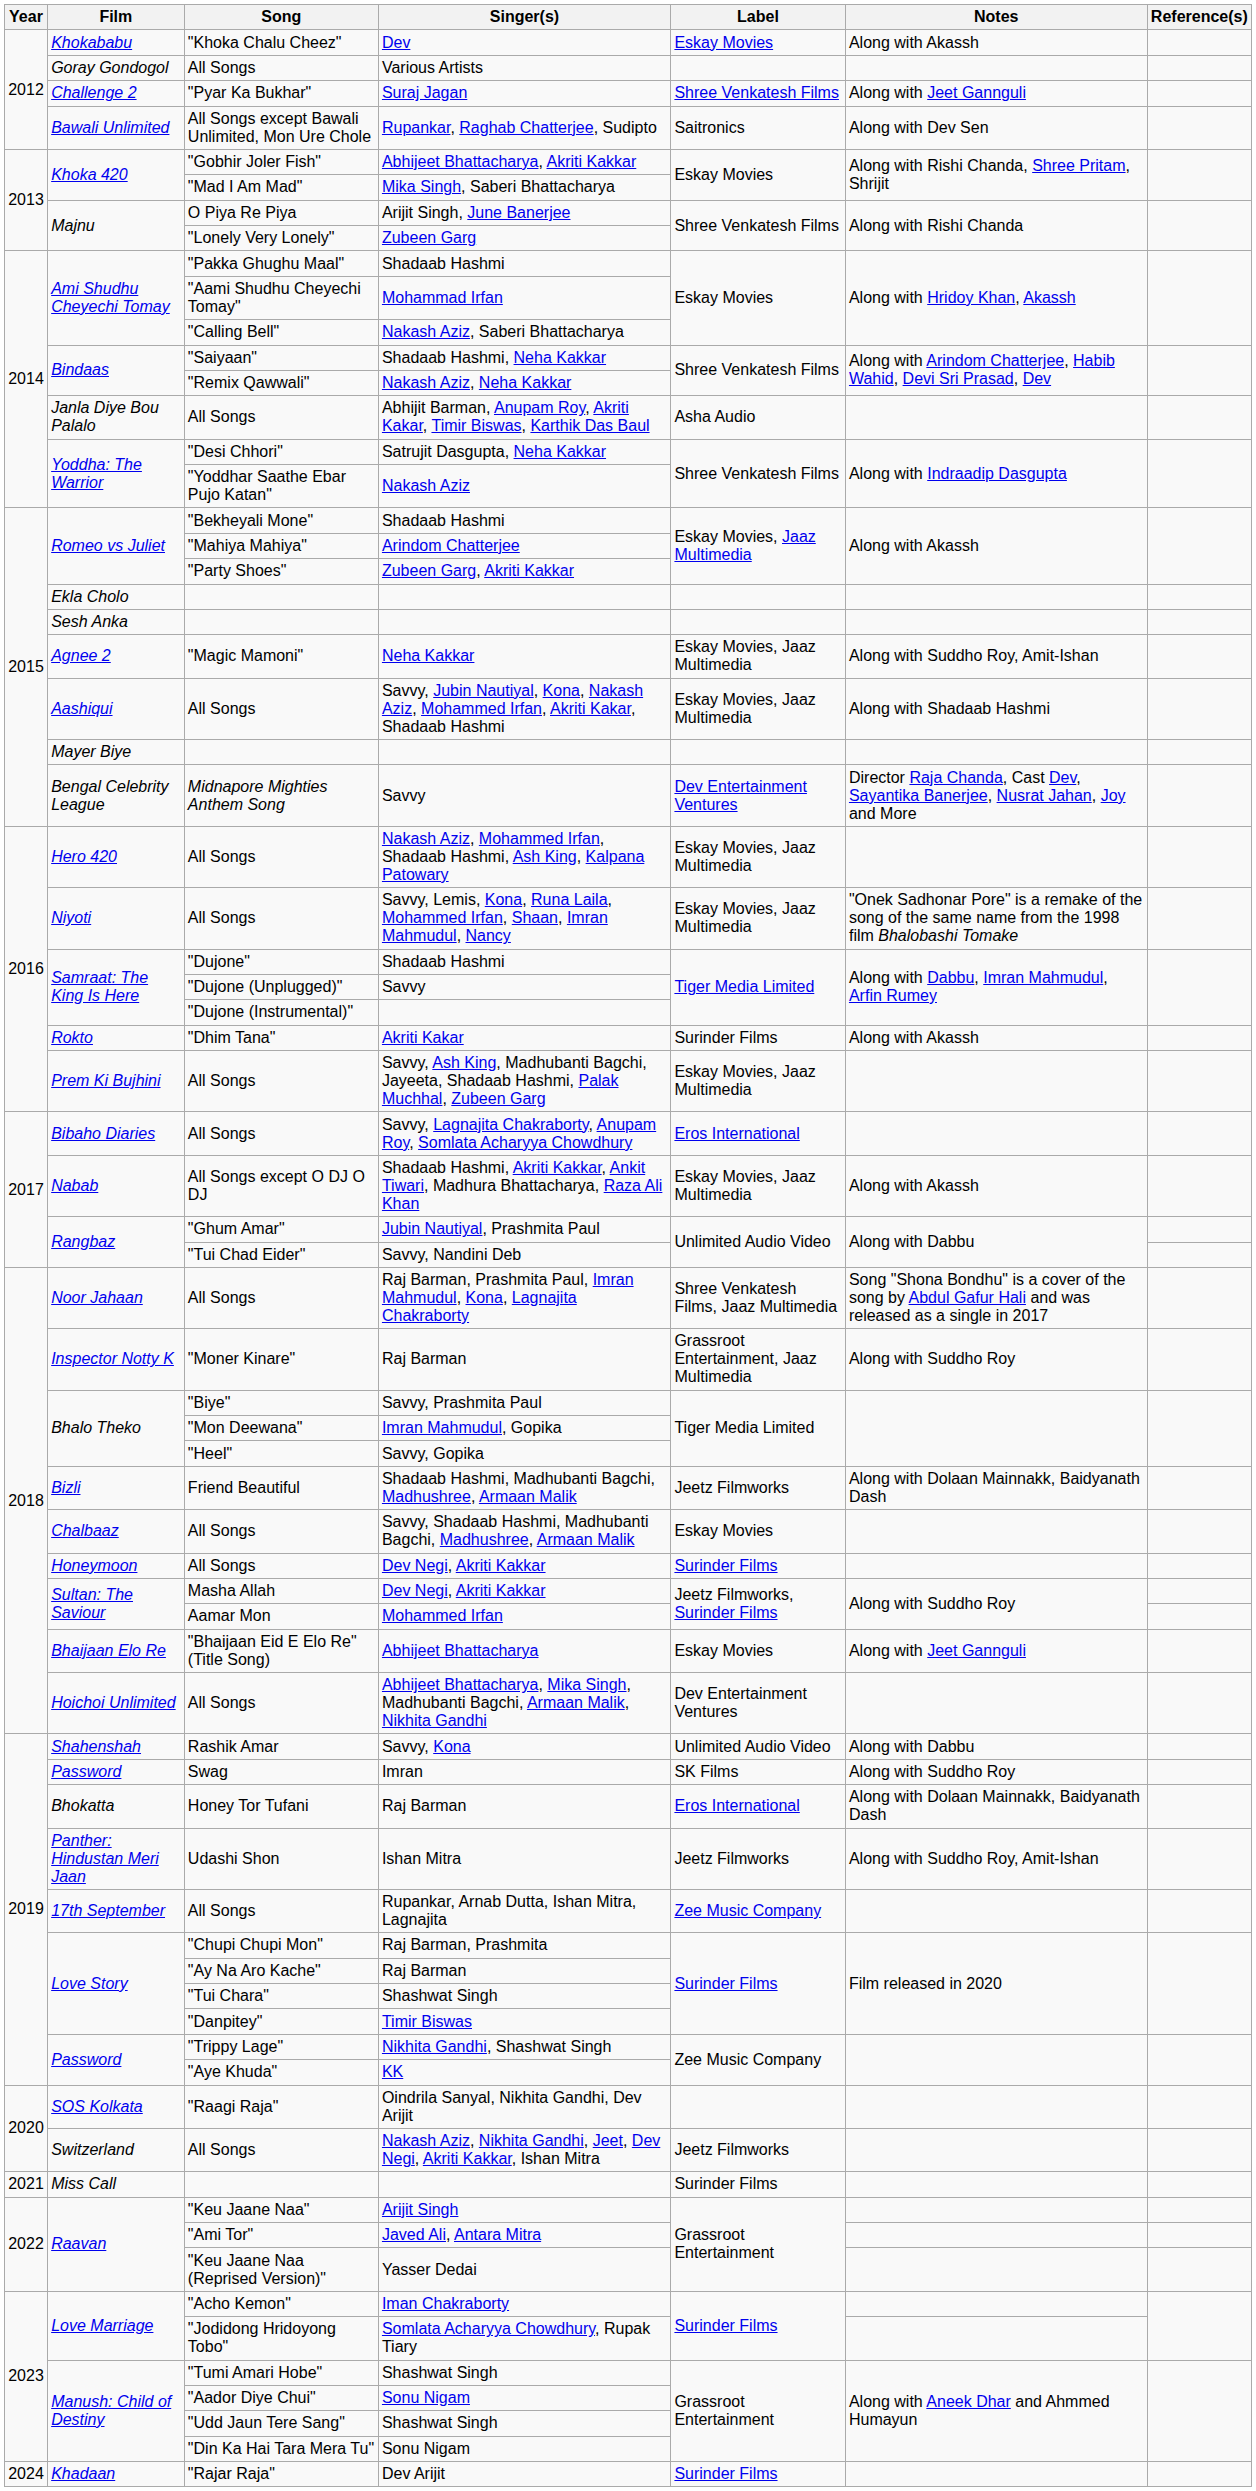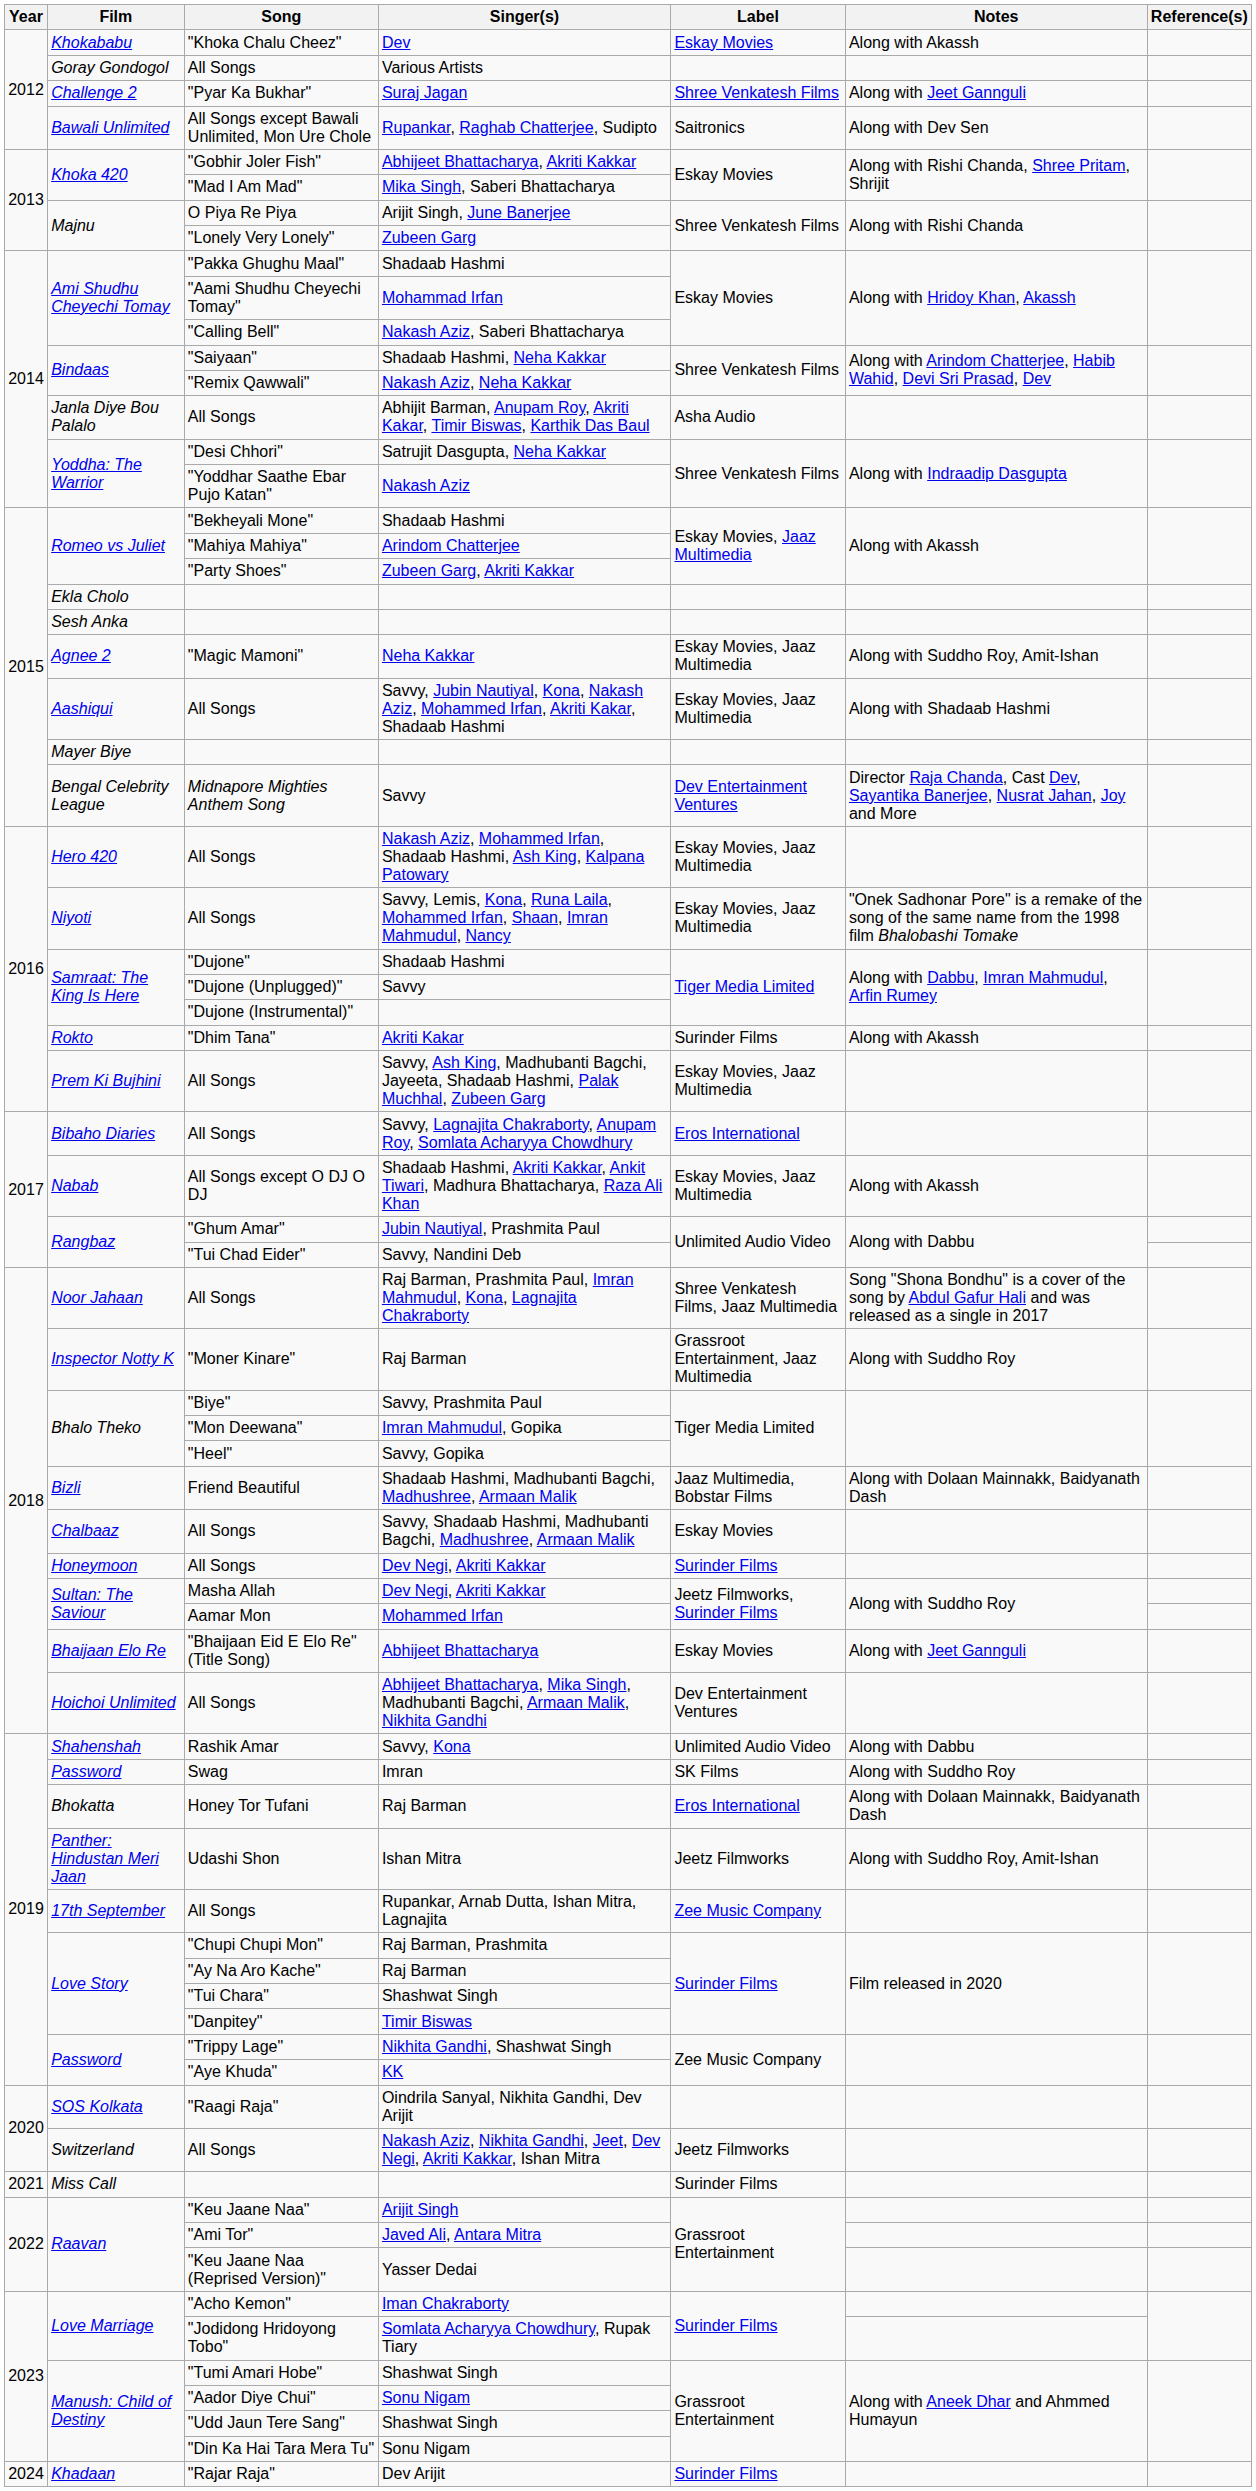(732, 1487) Jeetz Filmworks -> (734, 1487) Jaaz Multimedia, Bobstar Films
